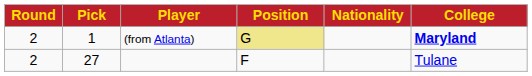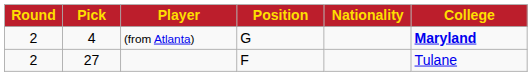(92, 37) 1 -> (92, 37) 4
(246, 37) khaki background -> (246, 37) no background
